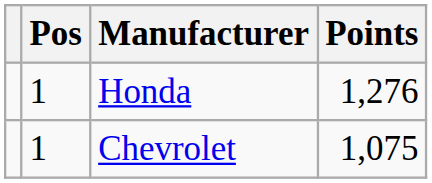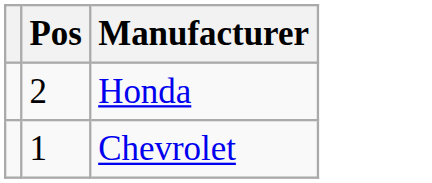- column: (372, 33)
(38, 91) 1 -> (38, 91) 2
